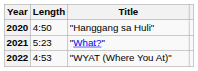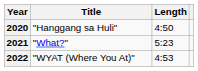columns swapped: (128, 12) <-> (49, 12)
